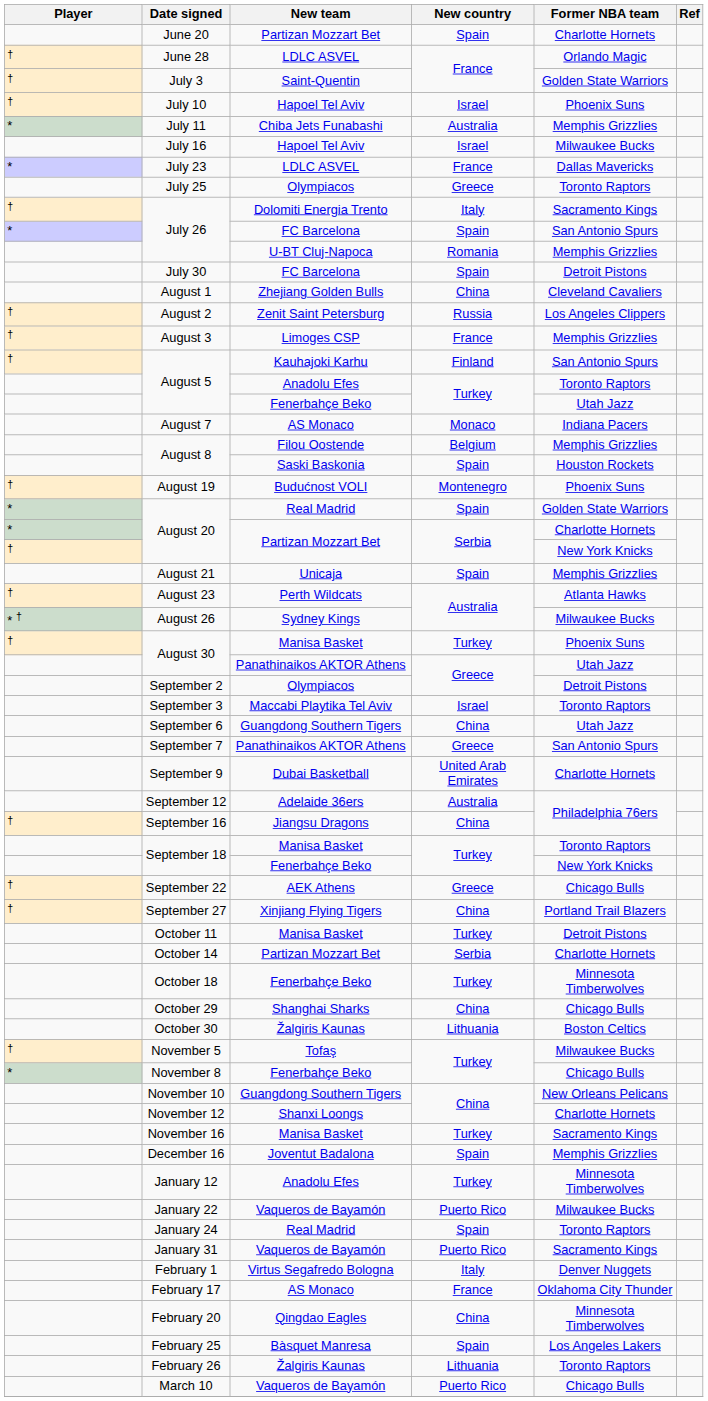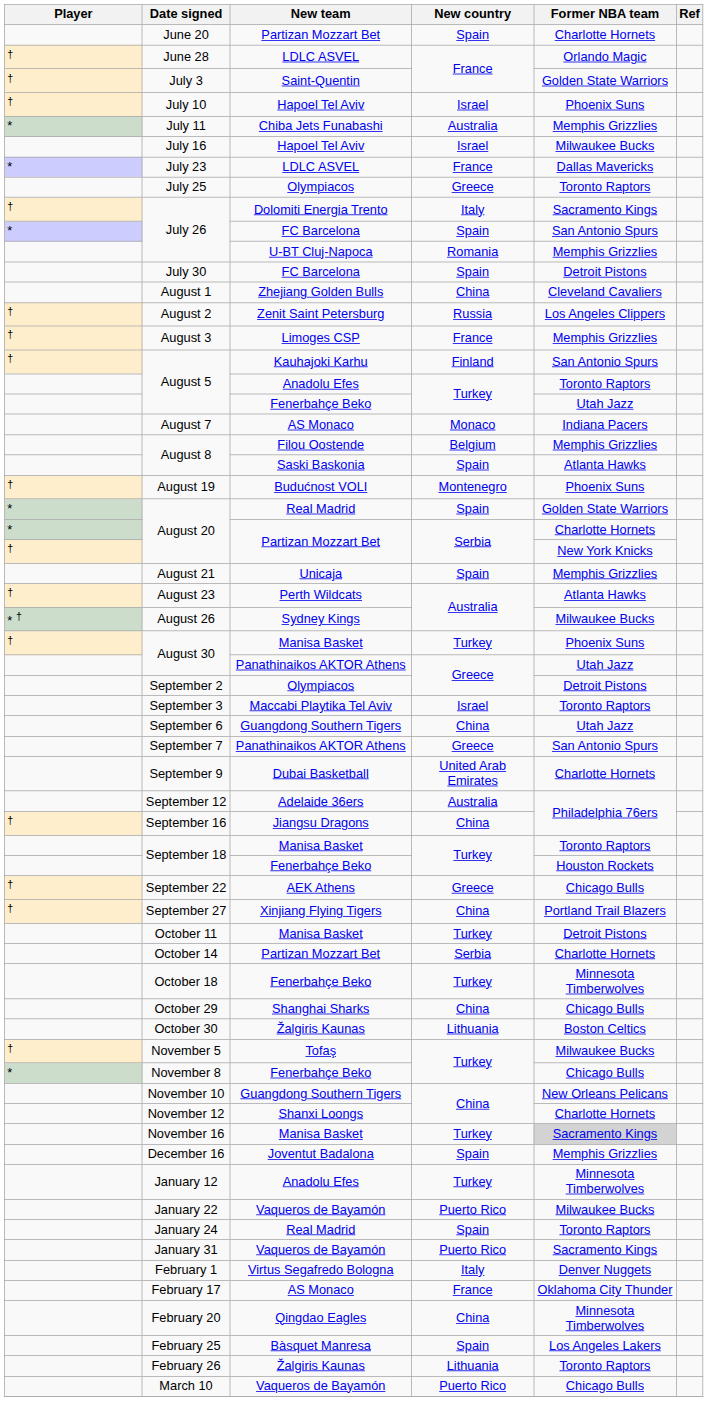(605, 465) Houston Rockets -> (605, 465) Atlanta Hawks
(605, 865) New York Knicks -> (605, 865) Houston Rockets
(605, 1134) no background -> (605, 1134) lightgrey background
